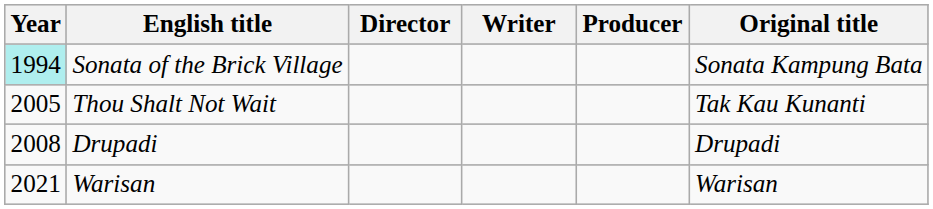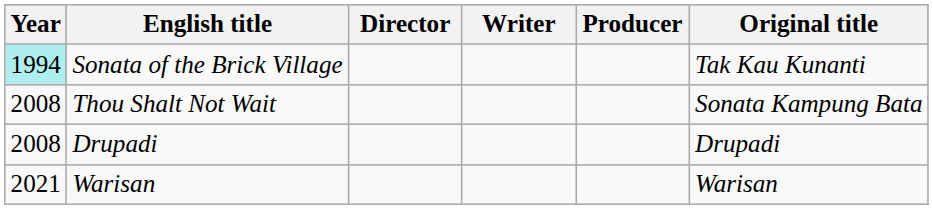(809, 64) Sonata Kampung Bata -> (780, 64) Tak Kau Kunanti
(36, 104) 2005 -> (36, 104) 2008
(780, 104) Tak Kau Kunanti -> (809, 104) Sonata Kampung Bata
